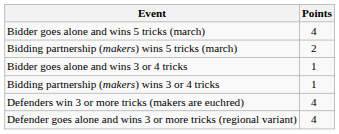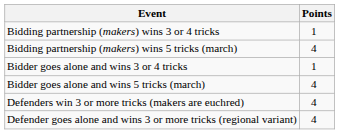rows swapped: (113, 84) <-> (106, 31)
(314, 48) 2 -> (314, 48) 4
